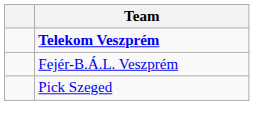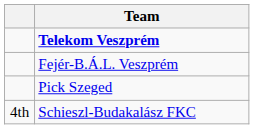+ row: (117, 111)
